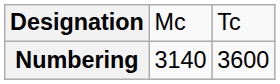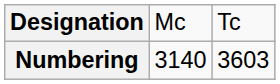(243, 60) 3600 -> (243, 60) 3603
